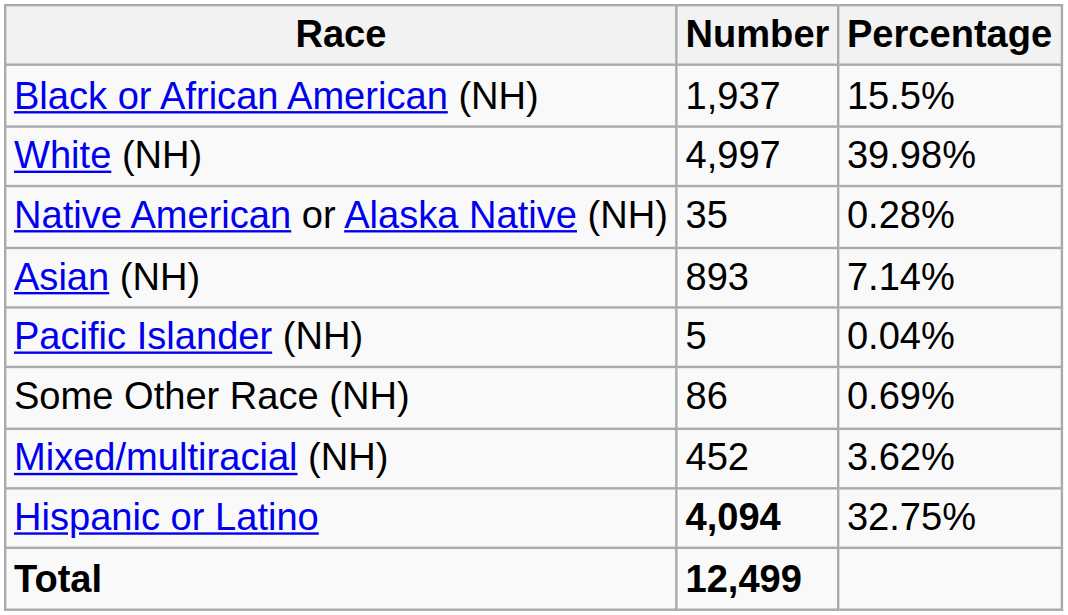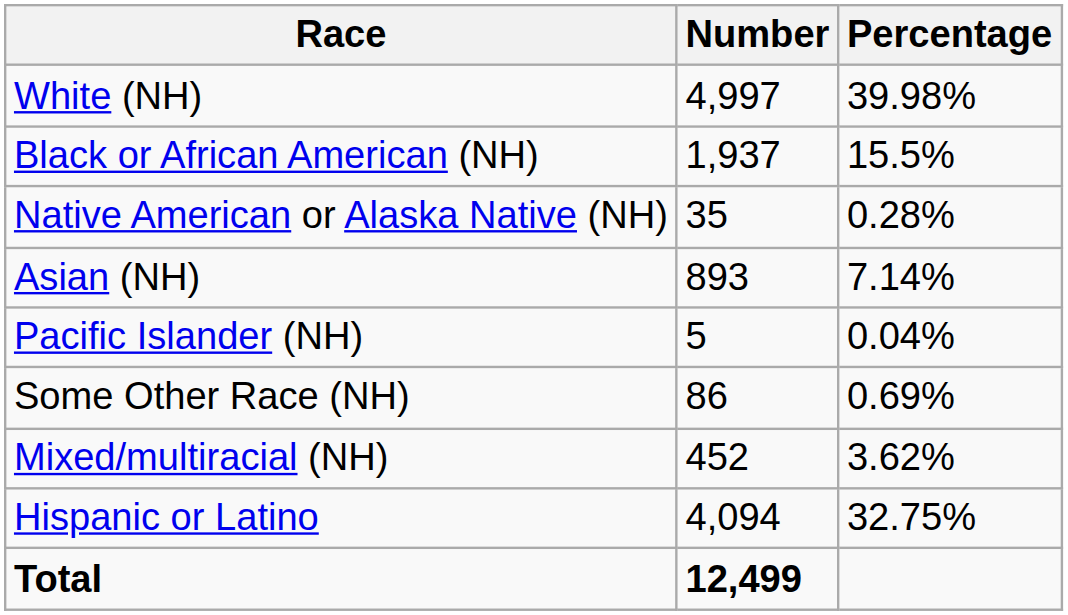rows swapped: (108, 155) <-> (276, 95)
(733, 517) bold -> (733, 517) normal
